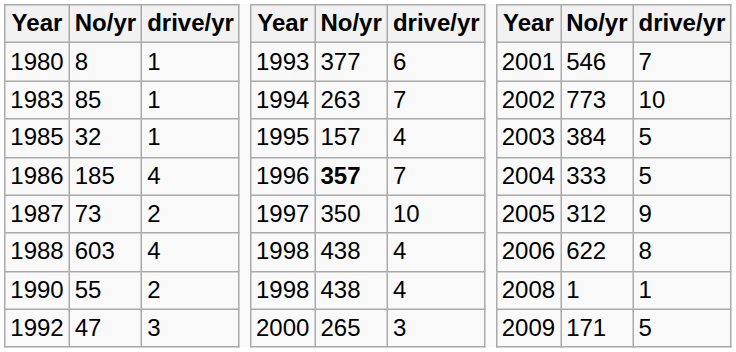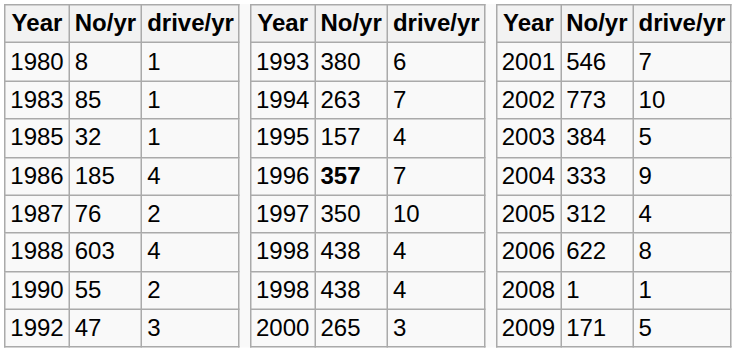(340, 61) 377 -> (340, 61) 380
(645, 175) 5 -> (645, 175) 9
(88, 213) 73 -> (88, 213) 76
(645, 213) 9 -> (645, 213) 4
